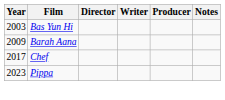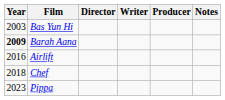(16, 42) normal -> (16, 42) bold
+ row: (42, 57)
(16, 57) 2017 -> (16, 73) 2018
